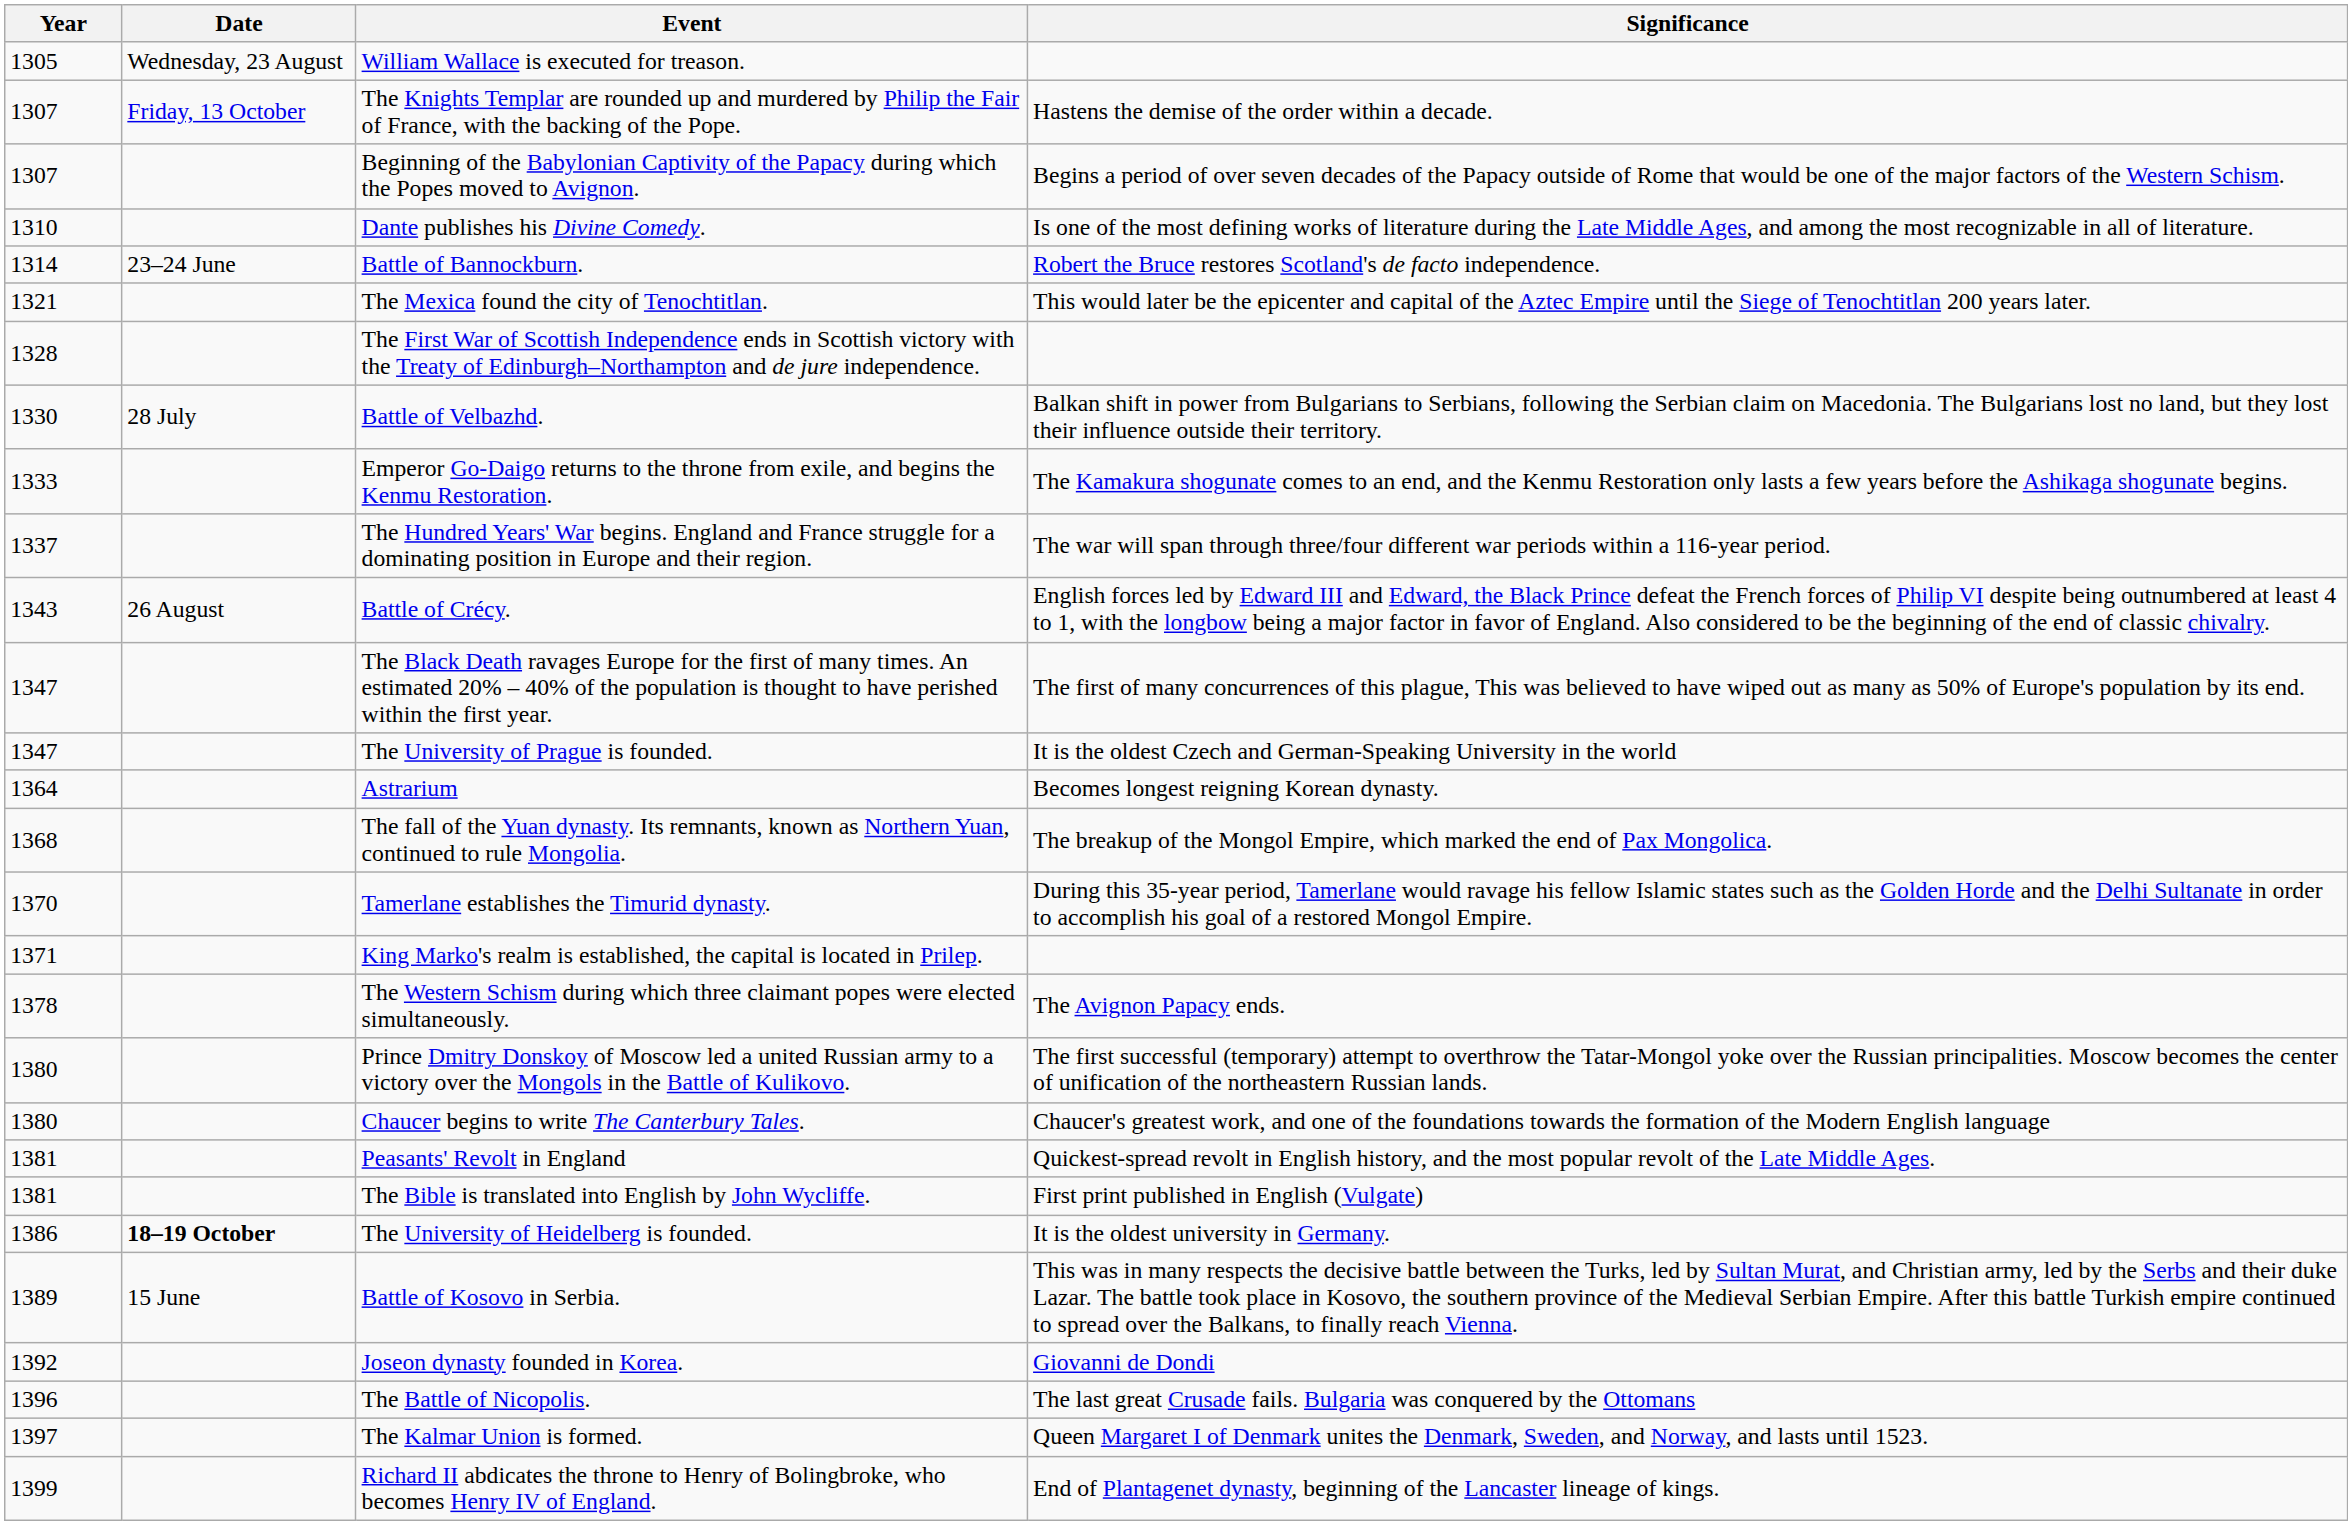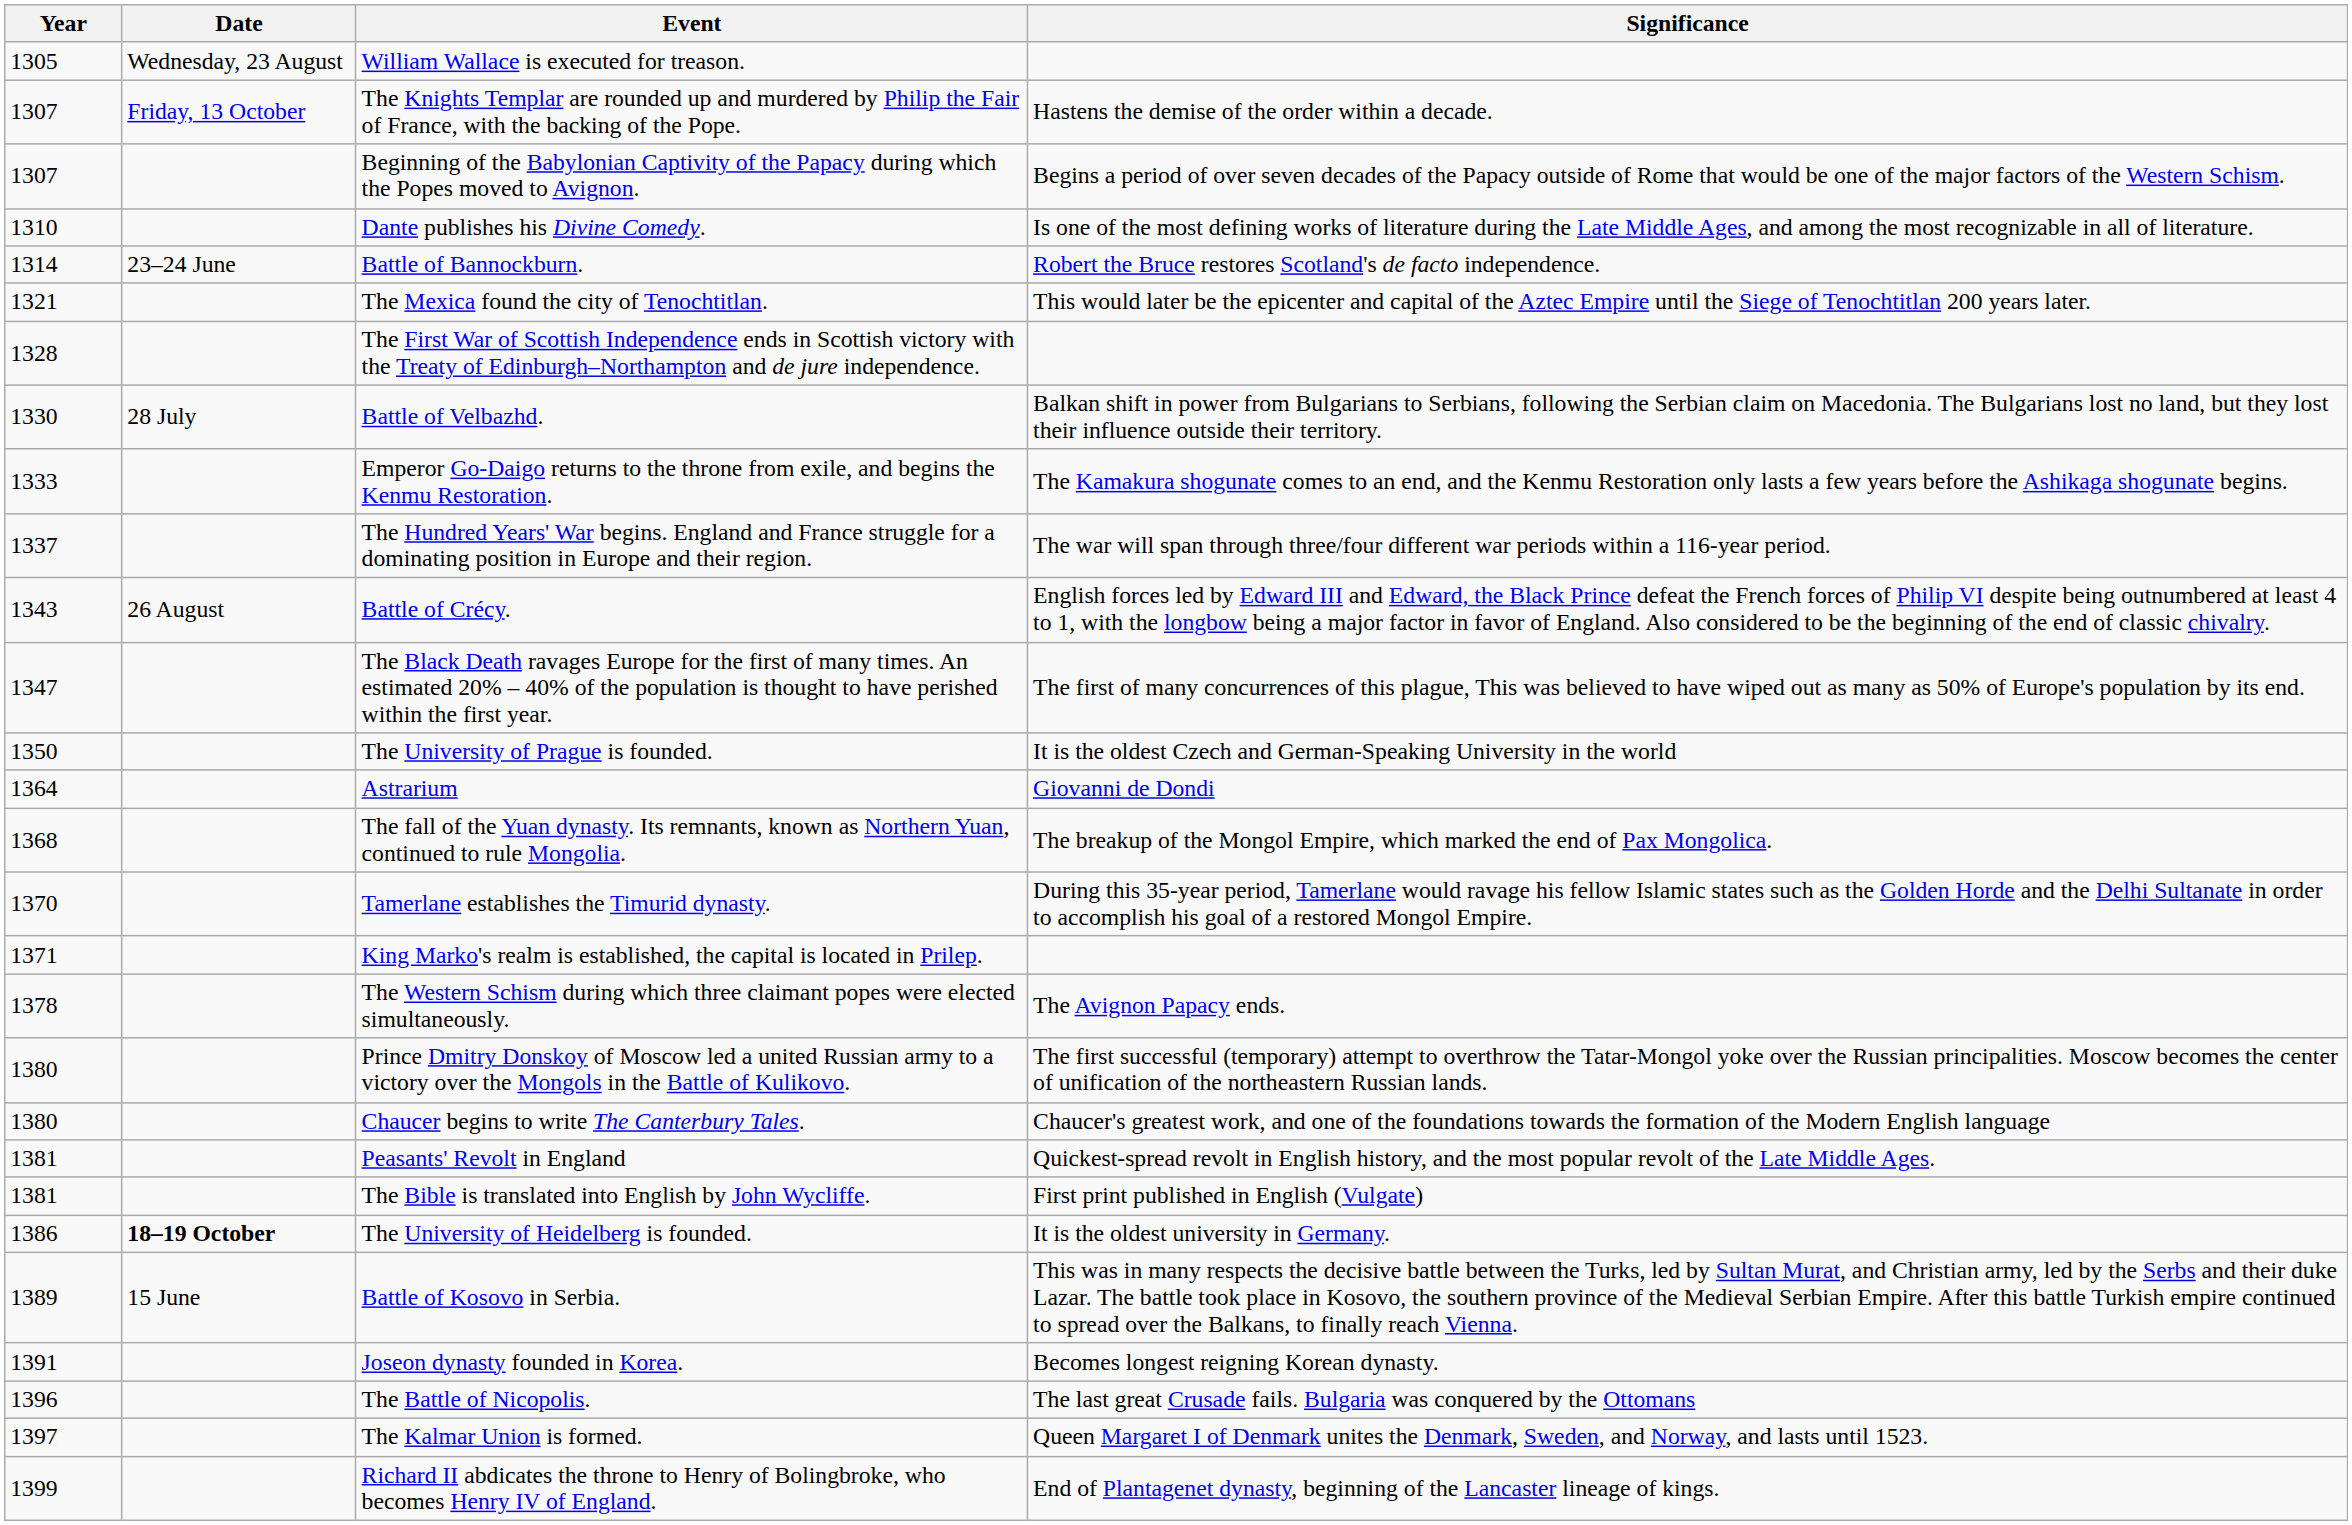(34, 751) 1347 -> (34, 751) 1350
(1236, 788) Becomes longest reigning Korean dynasty. -> (1124, 788) Giovanni de Dondi
(34, 1361) 1392 -> (34, 1361) 1391
(1124, 1361) Giovanni de Dondi -> (1236, 1361) Becomes longest reigning Korean dynasty.
